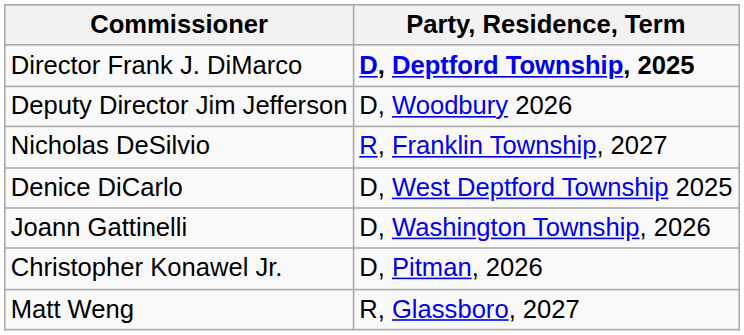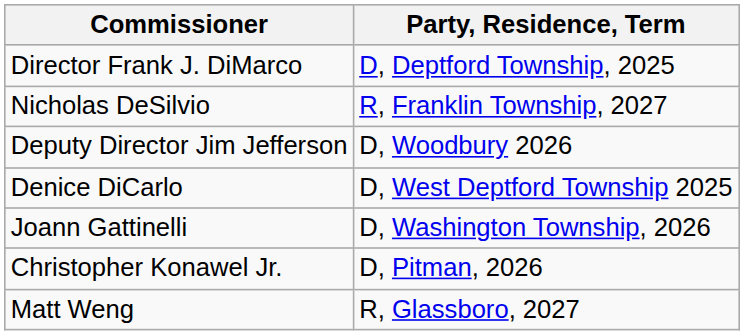(527, 65) bold -> (517, 65) normal
rows swapped: (179, 106) <-> (110, 146)
